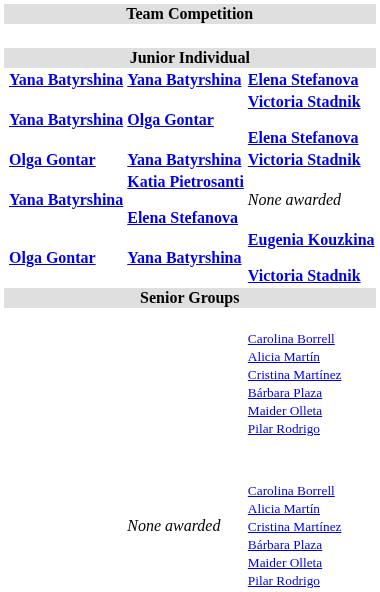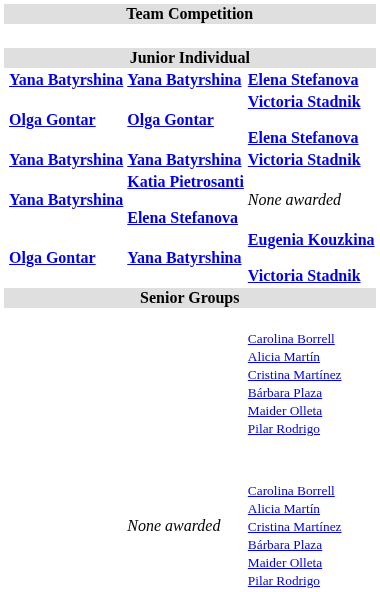(66, 120) Yana Batyrshina -> (52, 120) Olga Gontar
(52, 160) Olga Gontar -> (66, 160) Yana Batyrshina
